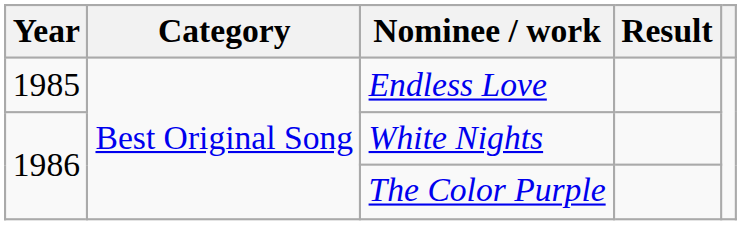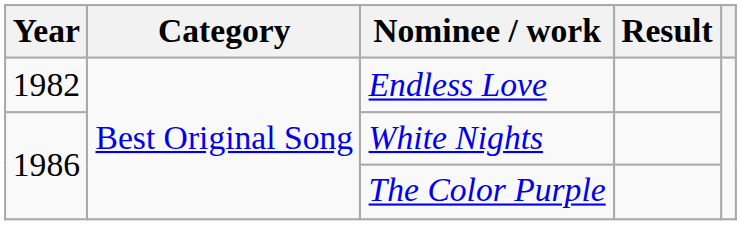(46, 84) 1985 -> (46, 84) 1982
